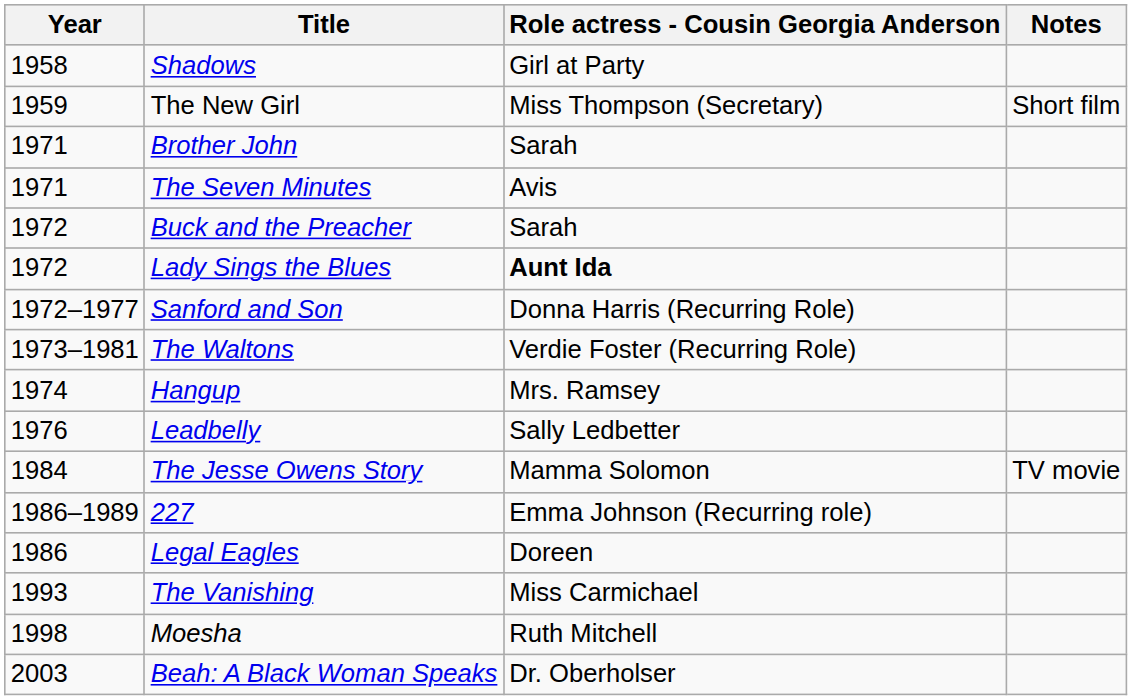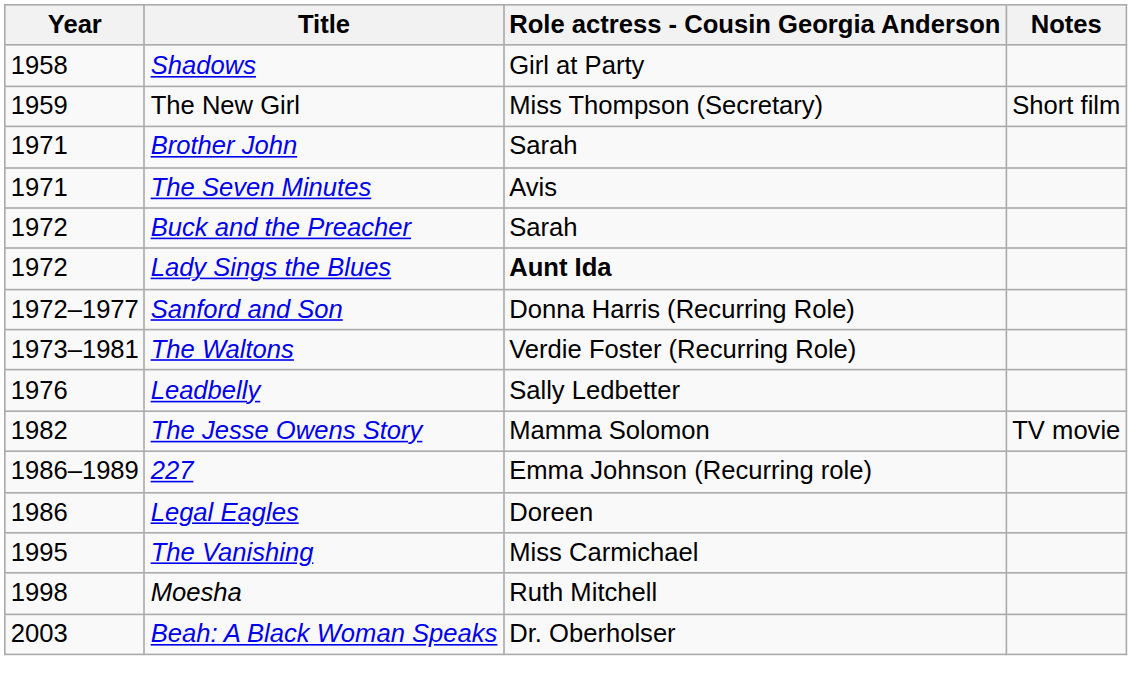- row: (195, 390)
(39, 471) 1984 -> (39, 430) 1982
(39, 593) 1993 -> (39, 552) 1995
